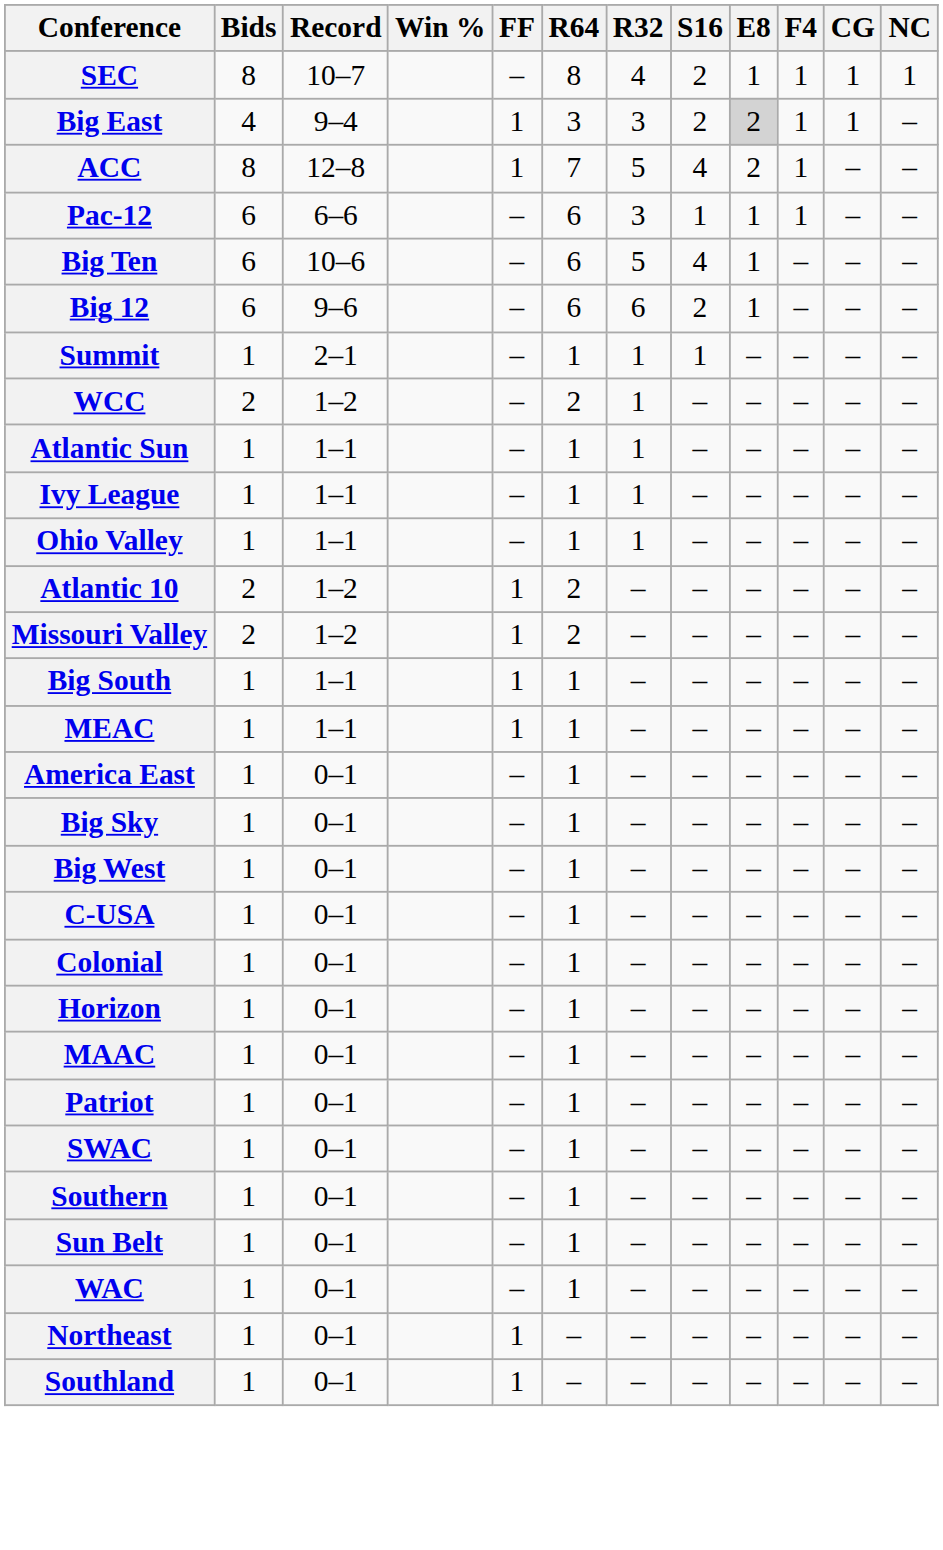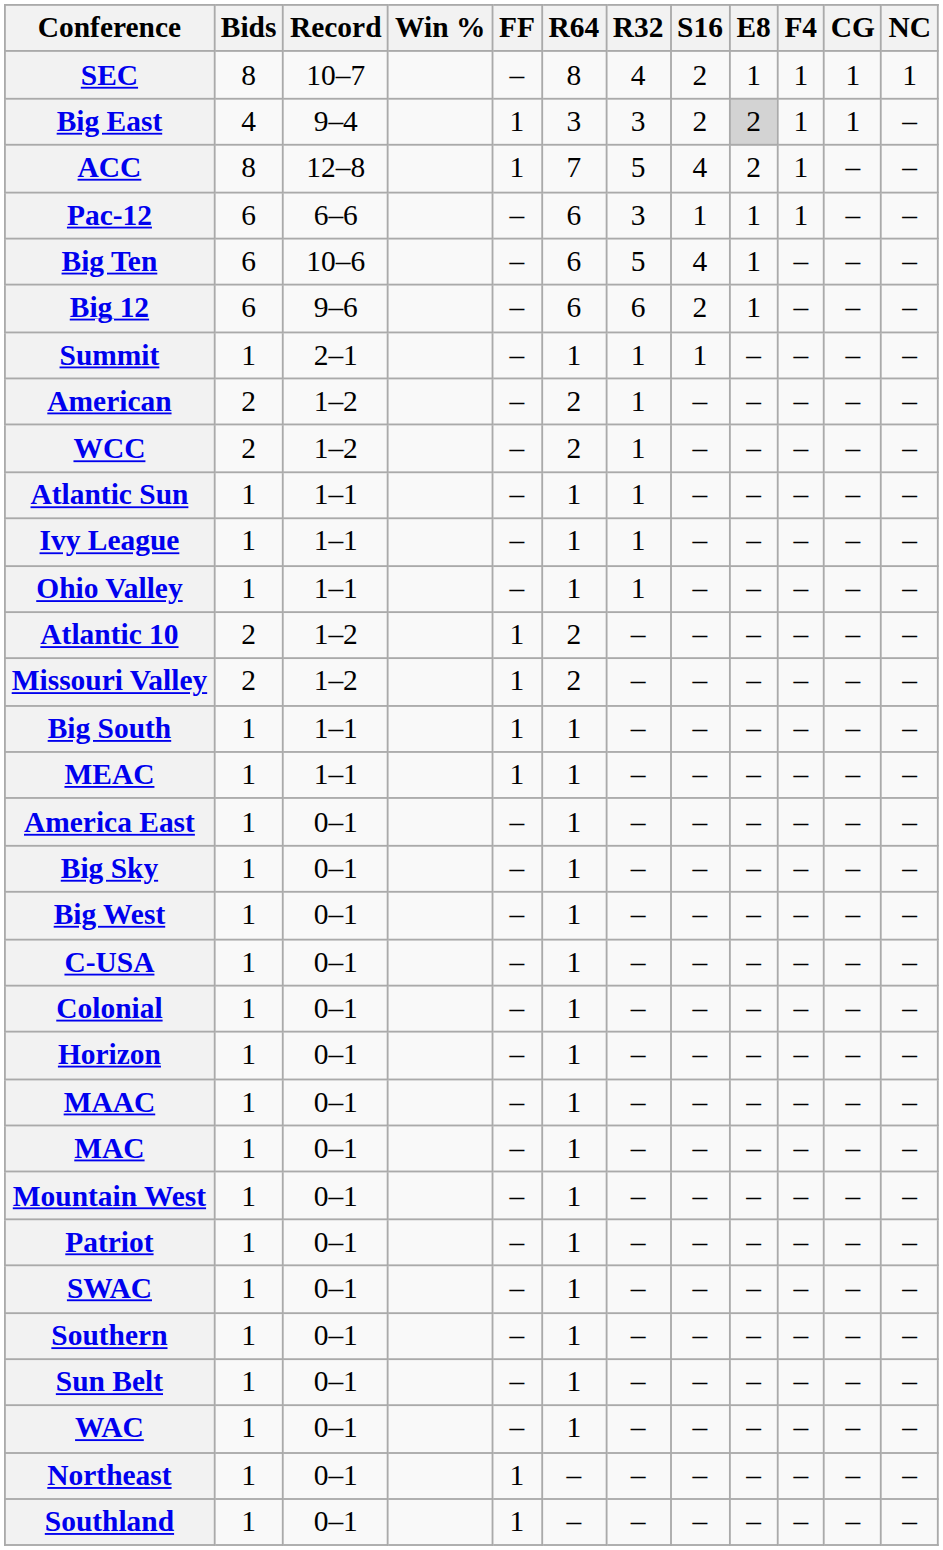+ row: (109, 401)
+ row: (109, 1148)
+ row: (109, 1195)
